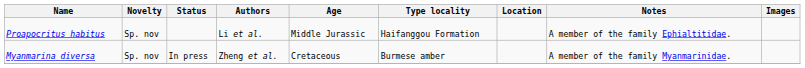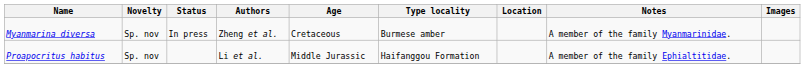rows swapped: (51, 57) <-> (56, 34)
